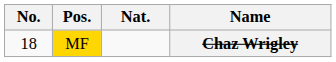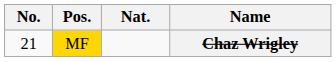(29, 43) 18 -> (29, 43) 21
